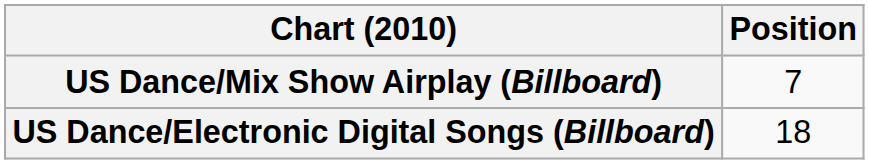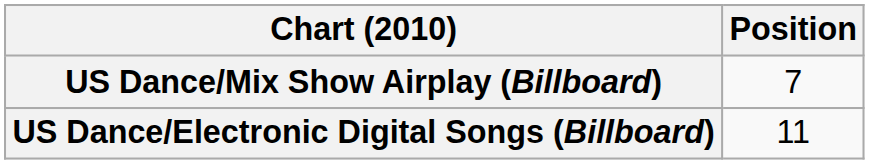(793, 132) 18 -> (793, 132) 11
